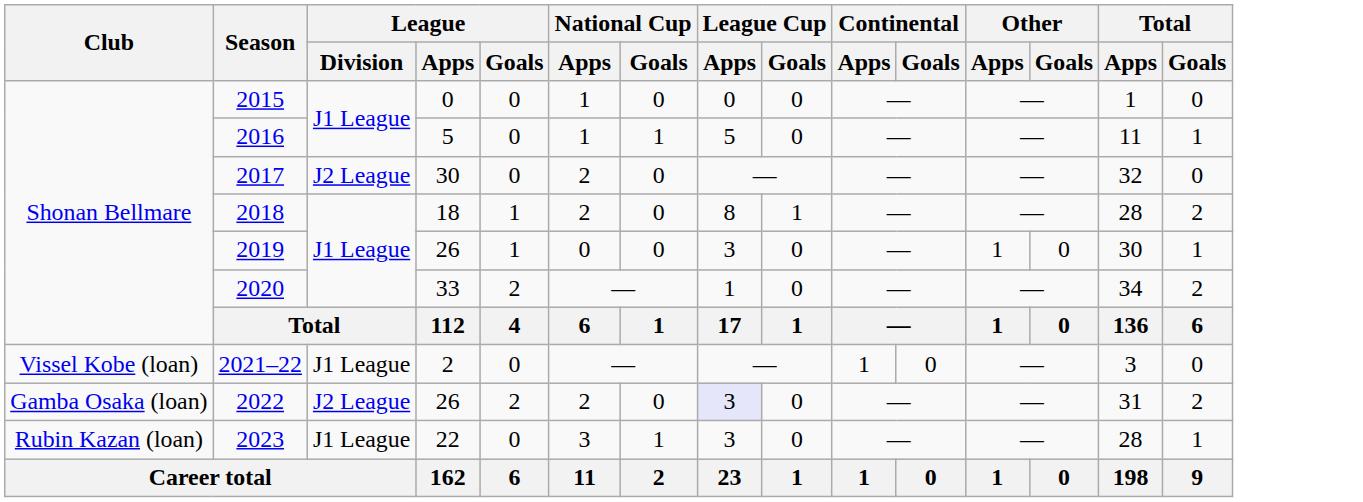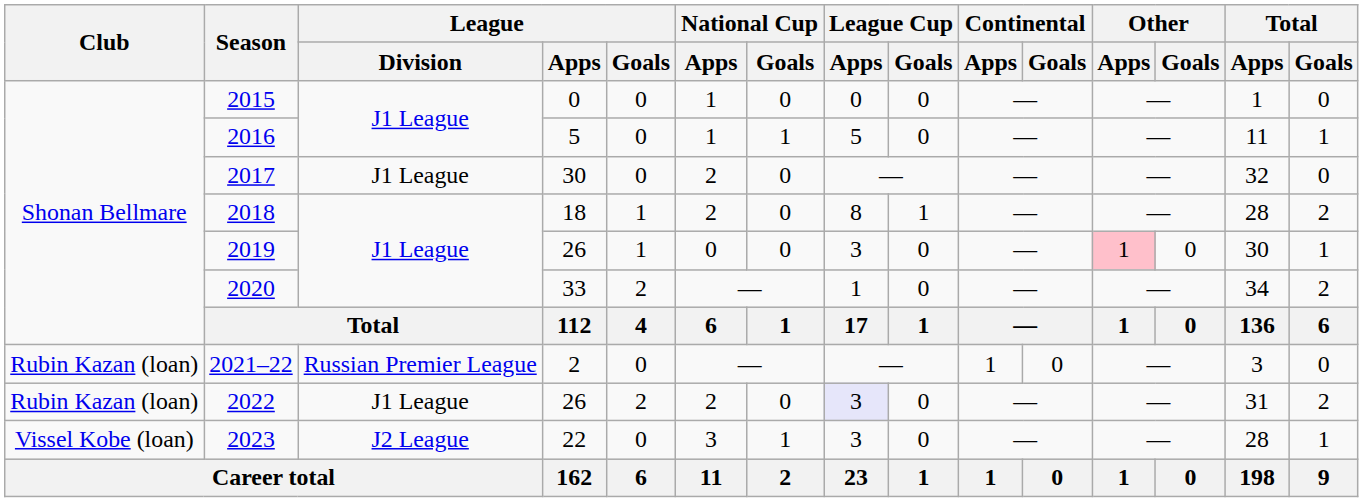(362, 174) J2 League -> (420, 174) J1 League
(997, 250) no background -> (1124, 250) pink background
(109, 363) Vissel Kobe (loan) -> (104, 363) Rubin Kazan (loan)
(362, 363) J1 League -> (420, 363) Russian Premier League
(109, 401) Gamba Osaka (loan) -> (104, 401) Rubin Kazan (loan)
(362, 401) J2 League -> (420, 401) J1 League
(109, 439) Rubin Kazan (loan) -> (104, 439) Vissel Kobe (loan)
(362, 439) J1 League -> (420, 439) J2 League
